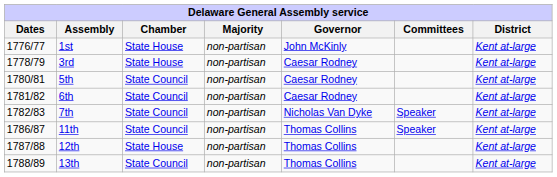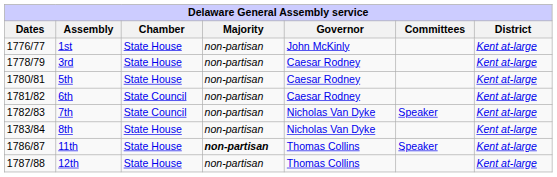(156, 79) State Council -> (153, 79) State House
+ row: (66, 130)
(156, 130) State Council -> (153, 146) State House
(236, 130) normal -> (237, 146) bold
- row: (69, 163)
